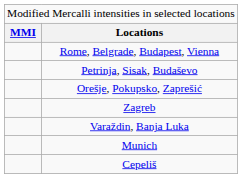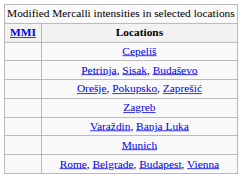rows swapped: (139, 164) <-> (139, 51)
